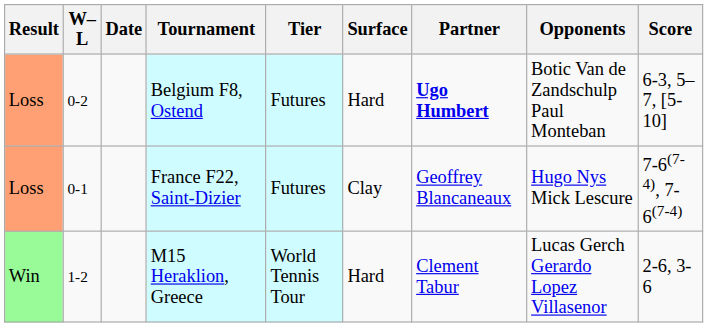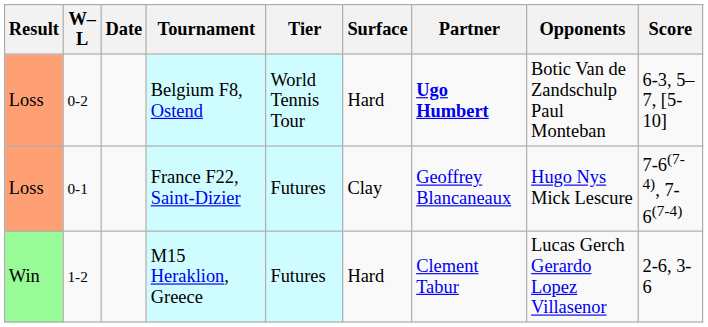(298, 100) Futures -> (295, 100) World Tennis Tour
(295, 276) World Tennis Tour -> (298, 276) Futures
